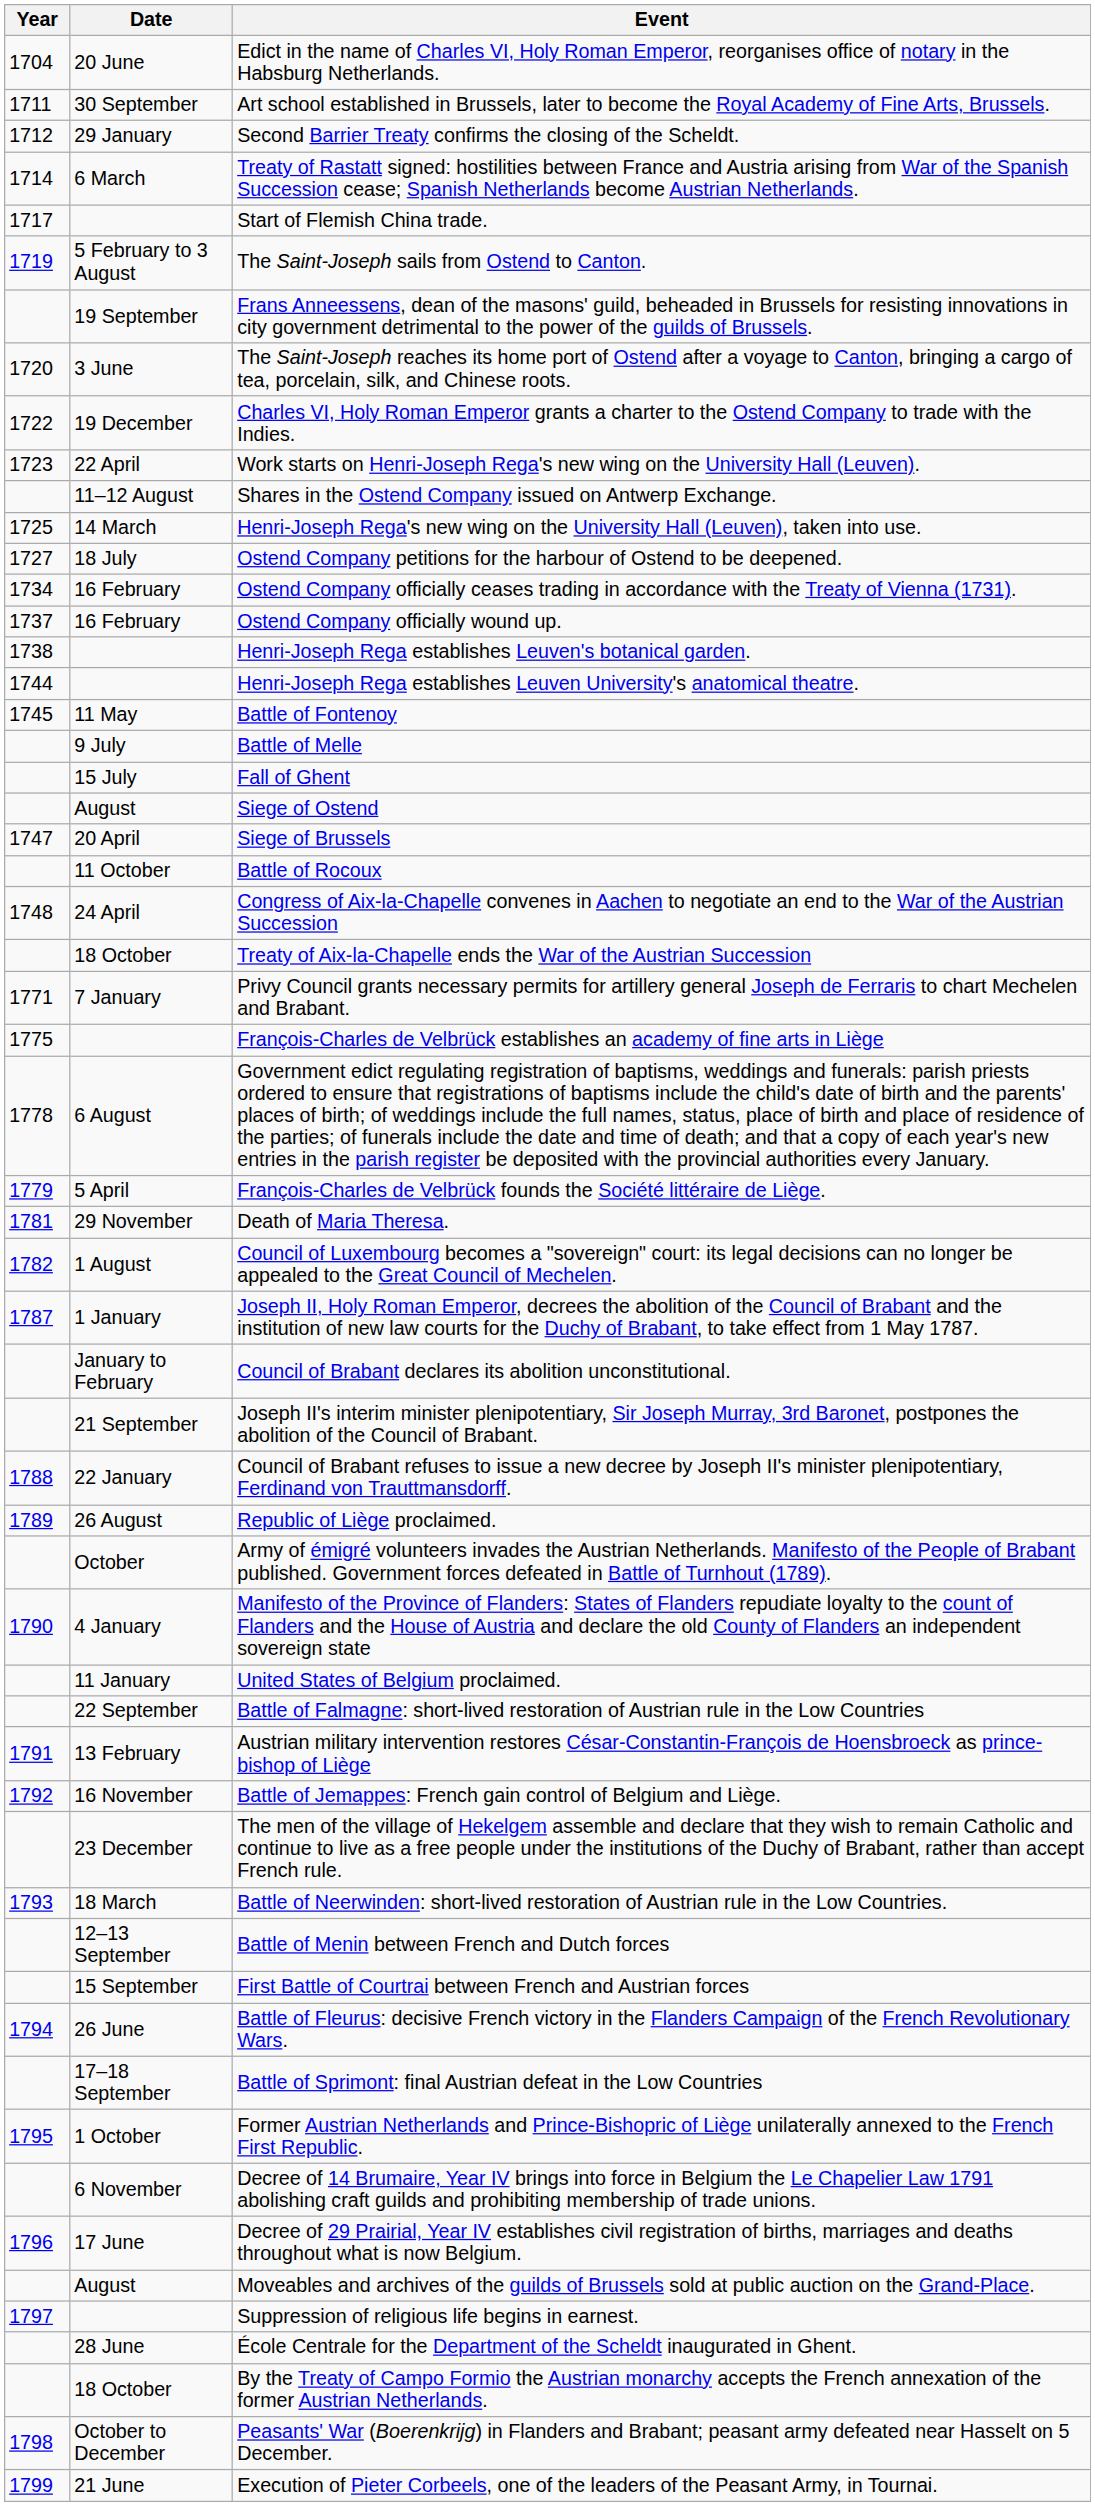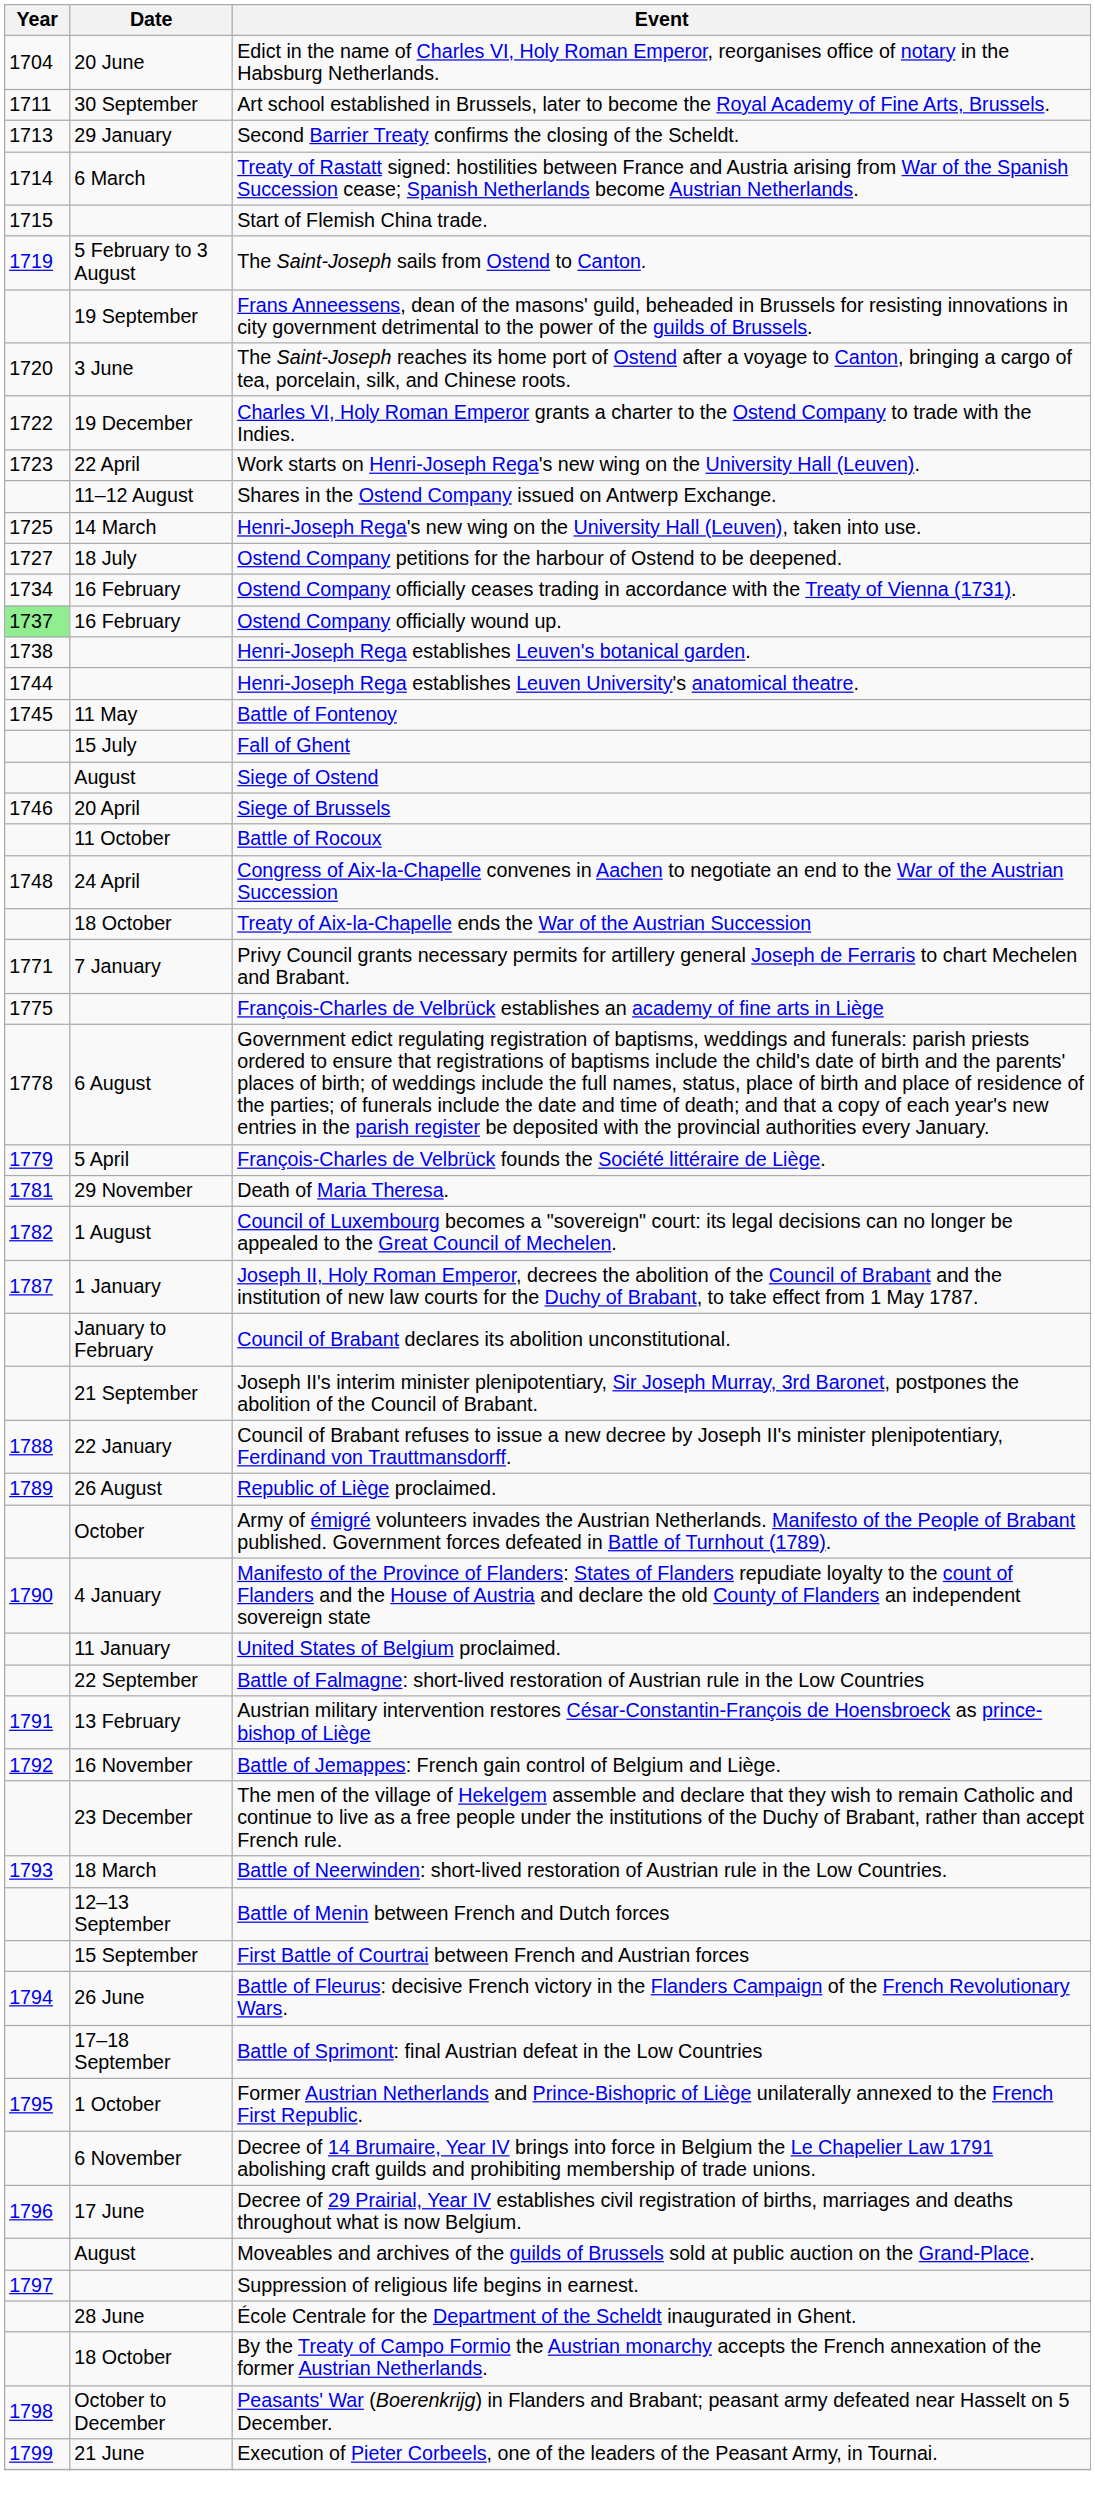(31, 135) 1712 -> (31, 135) 1713
(31, 220) 1717 -> (31, 220) 1715
(31, 621) no background -> (31, 621) lightgreen background
- row: (300, 745)
(31, 839) 1747 -> (31, 808) 1746
